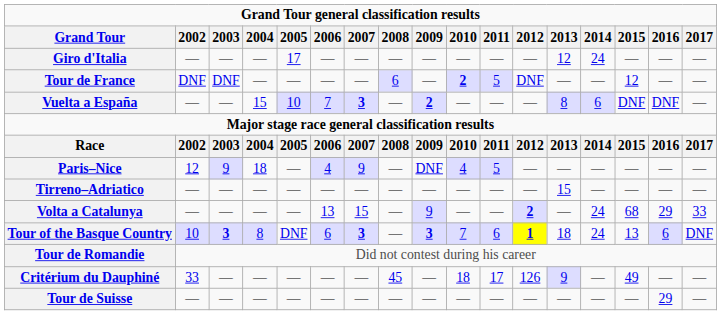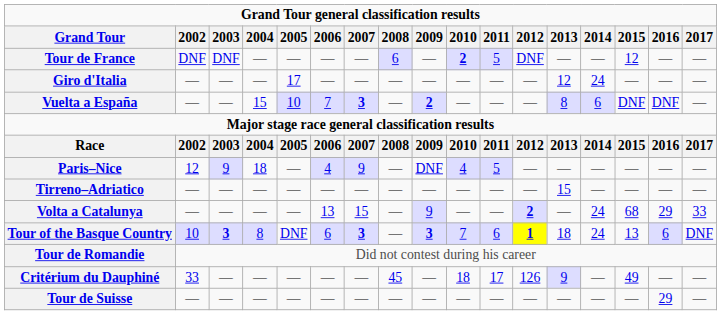rows swapped: (90, 59) <-> (90, 80)
